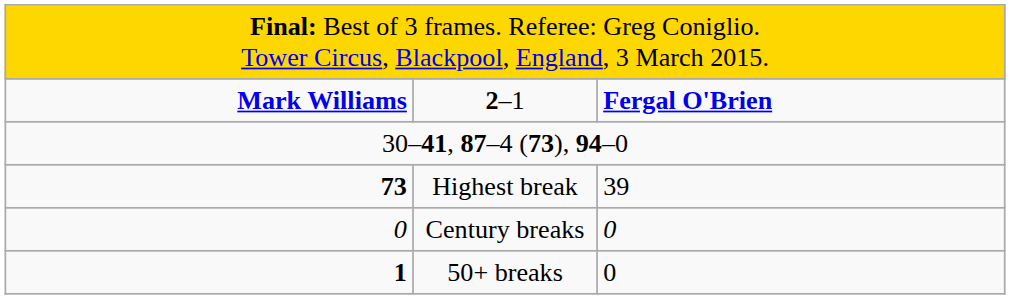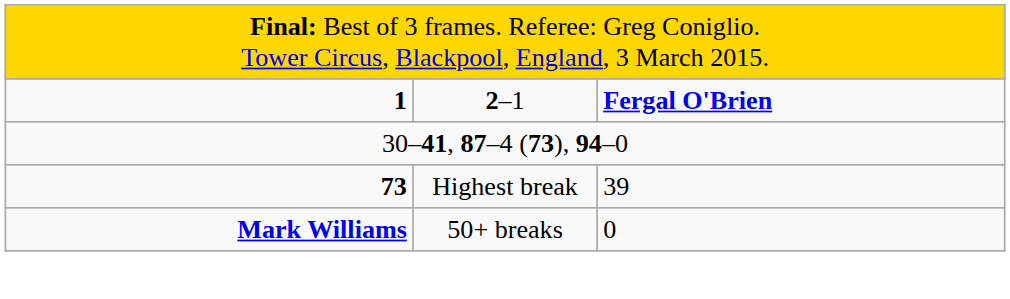(322, 100) Mark Williams -> (400, 100) 1
- row: (505, 229)
(400, 272) 1 -> (322, 229) Mark Williams
